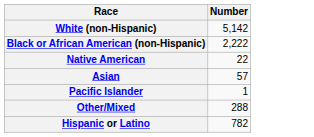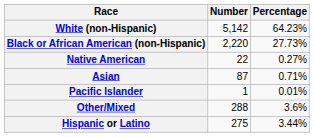+ column: (280, 12)
(235, 44) 2,222 -> (235, 44) 2,220
(242, 76) 57 -> (242, 76) 87
(240, 124) 782 -> (240, 124) 275
